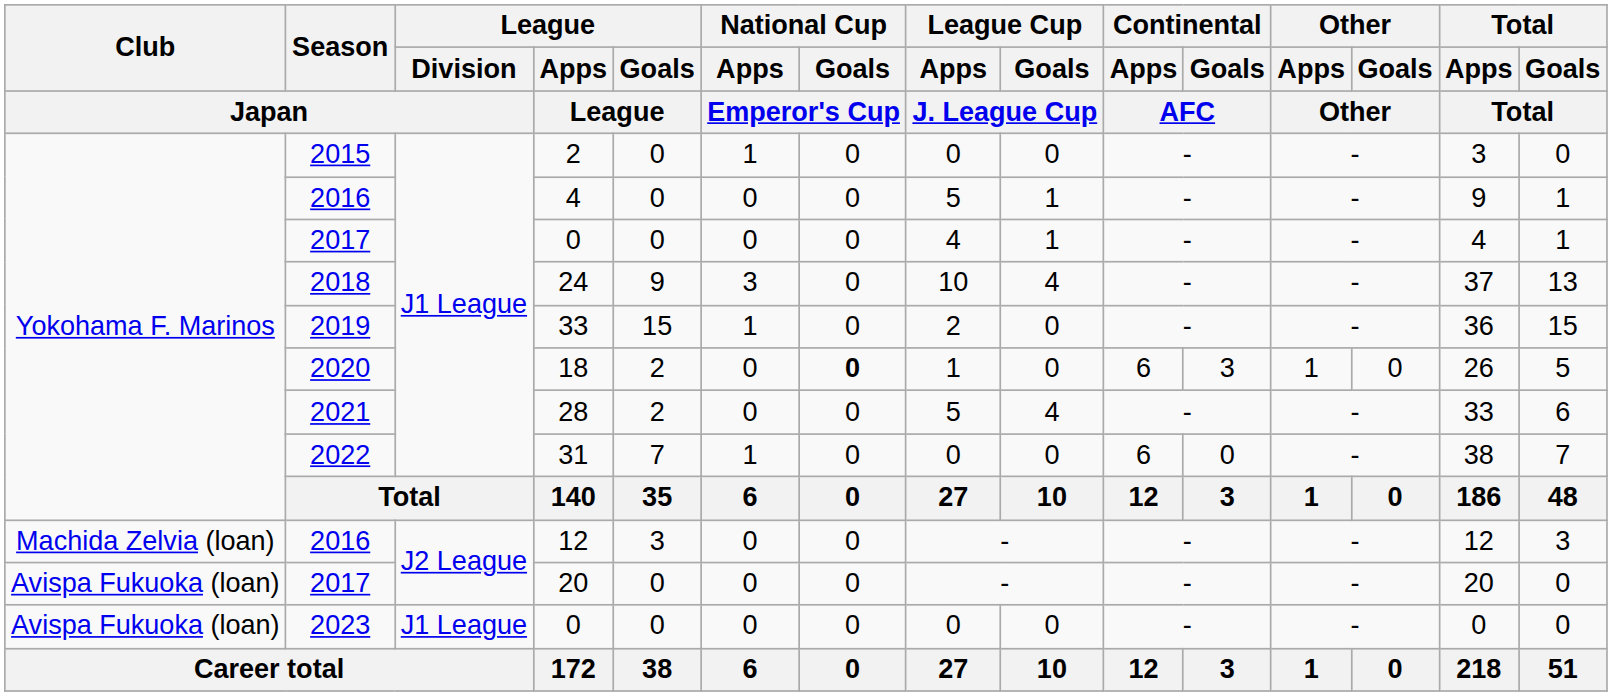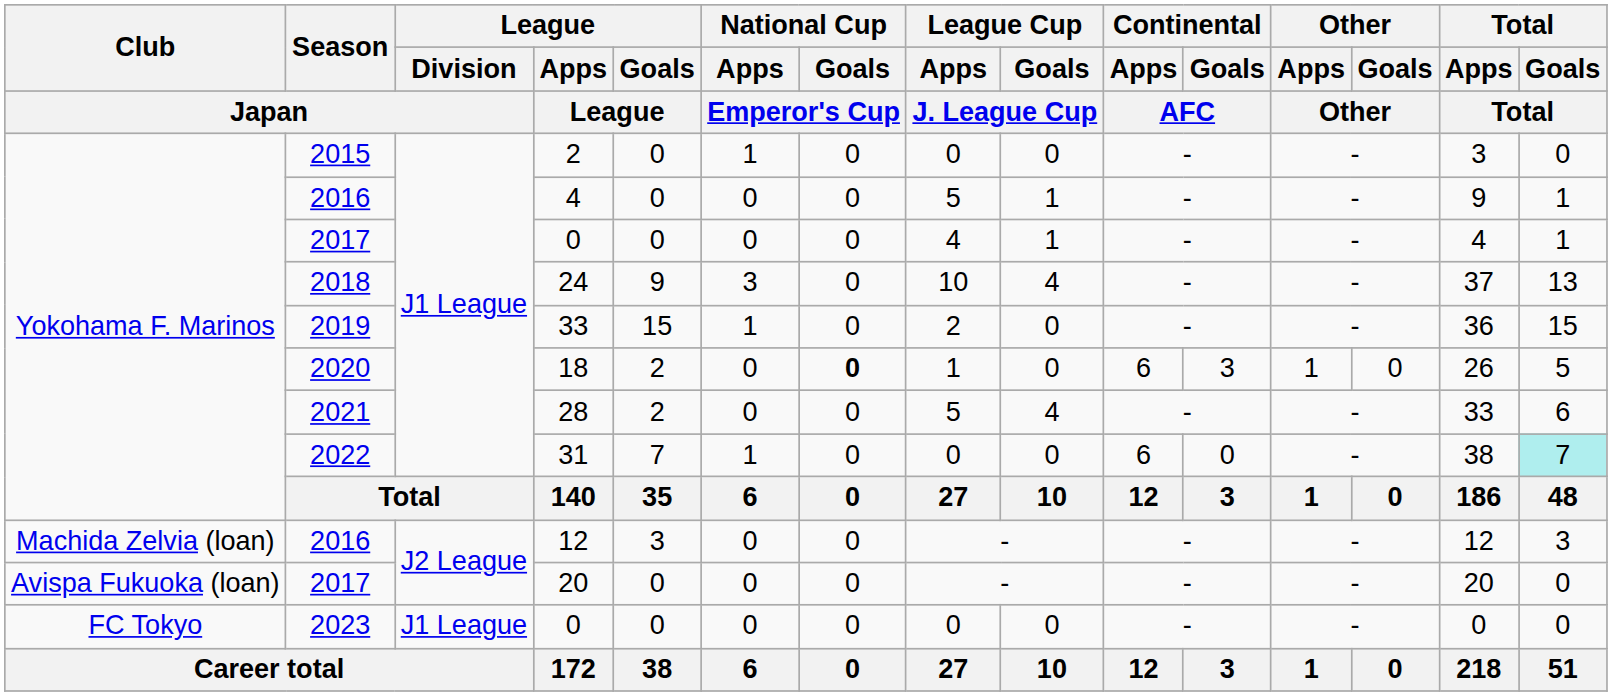(1563, 454) no background -> (1563, 454) paleturquoise background
(145, 626) Avispa Fukuoka (loan) -> (145, 626) FC Tokyo
